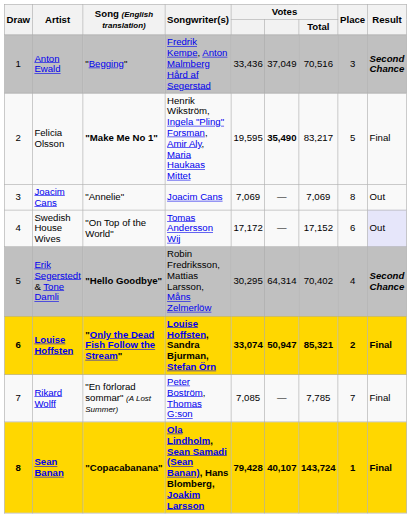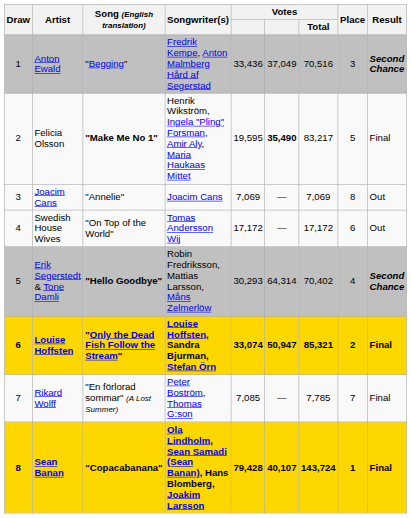(318, 228) 17,152 -> (318, 228) 17,172
(377, 228) lavender background -> (377, 228) no background
(248, 281) 30,295 -> (248, 281) 30,293
